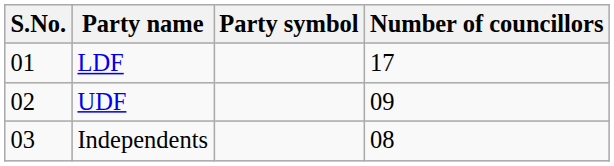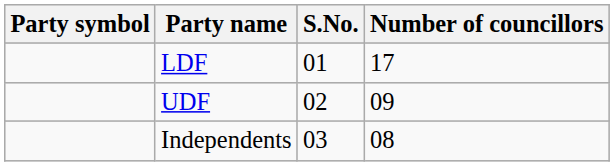columns swapped: (38, 23) <-> (289, 23)
